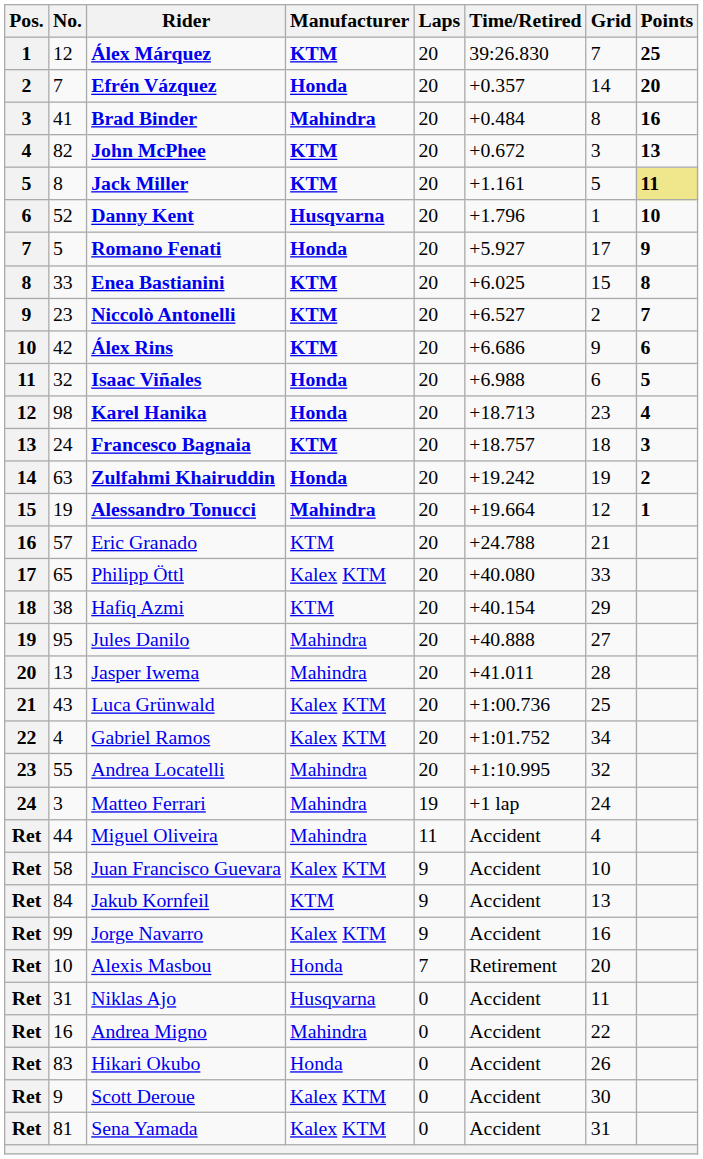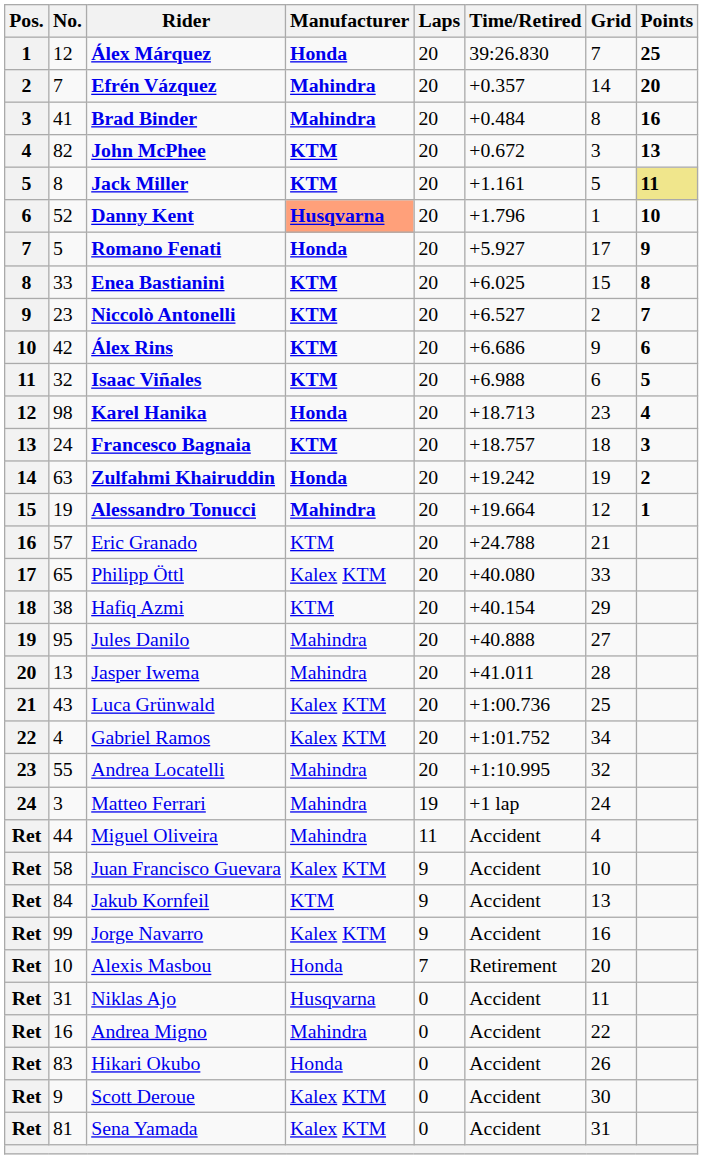(314, 53) KTM -> (319, 53) Honda
(319, 86) Honda -> (333, 86) Mahindra
(337, 216) no background -> (337, 216) lightsalmon background
(319, 379) Honda -> (314, 379) KTM
